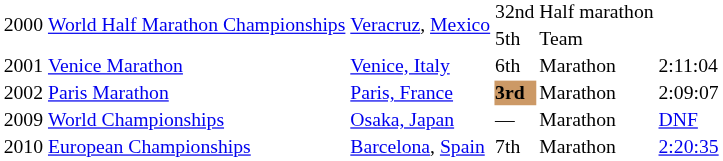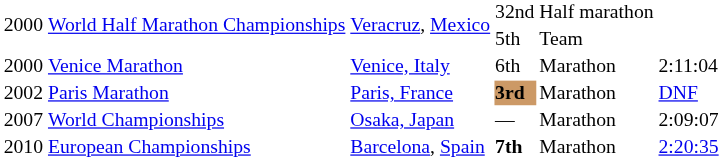(23, 65) 2001 -> (23, 65) 2000
(689, 92) 2:09:07 -> (678, 92) DNF
(23, 119) 2009 -> (23, 119) 2007
(678, 119) DNF -> (689, 119) 2:09:07
(508, 146) normal -> (509, 146) bold
